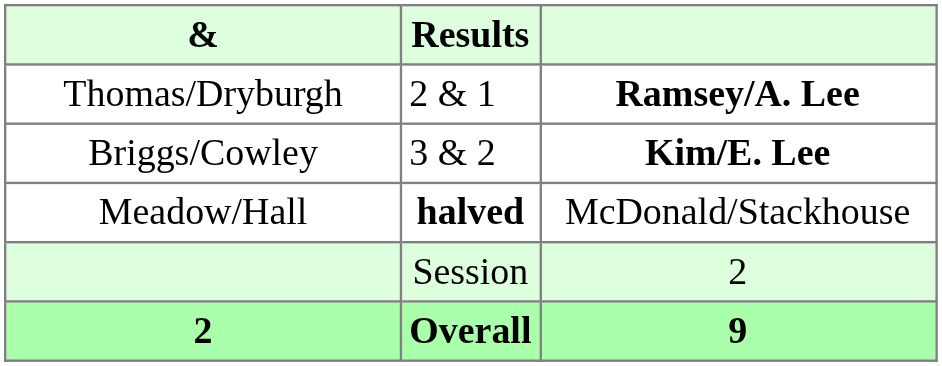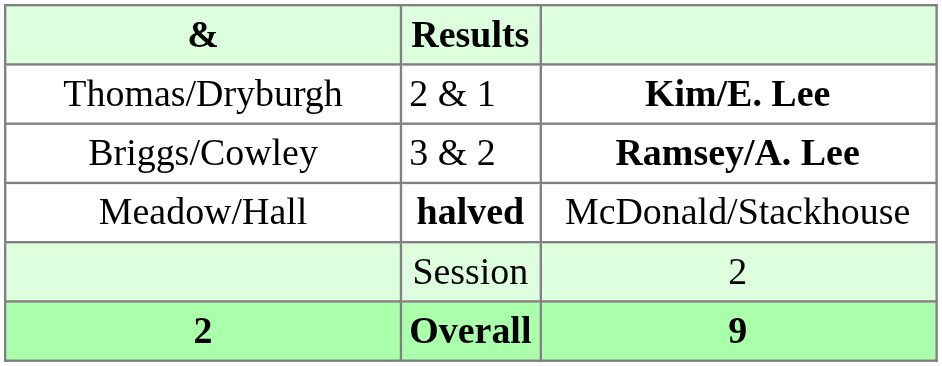(738, 93) Ramsey/A. Lee -> (738, 93) Kim/E. Lee
(738, 152) Kim/E. Lee -> (738, 152) Ramsey/A. Lee
